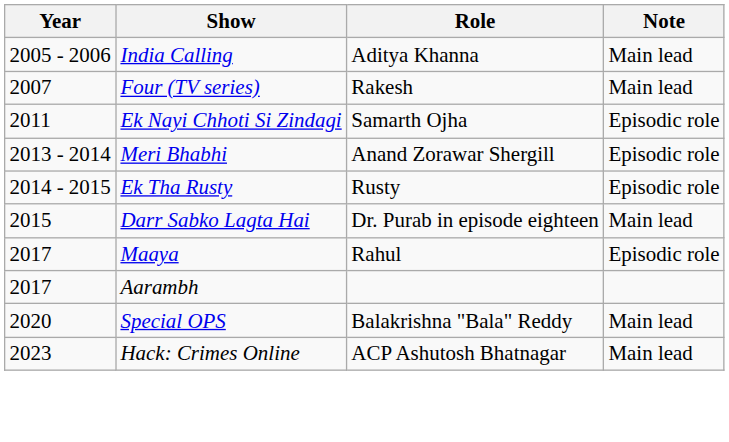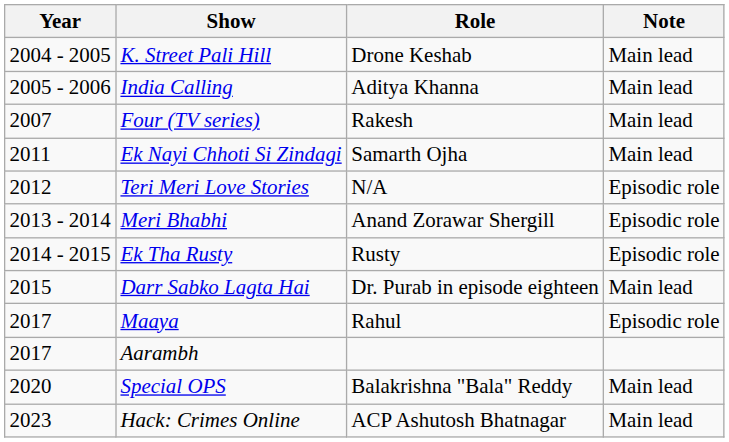+ row: (196, 54)
(664, 120) Episodic role -> (651, 154) Main lead
+ row: (215, 187)
